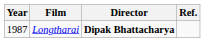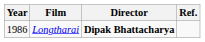(17, 29) 1987 -> (17, 29) 1986
